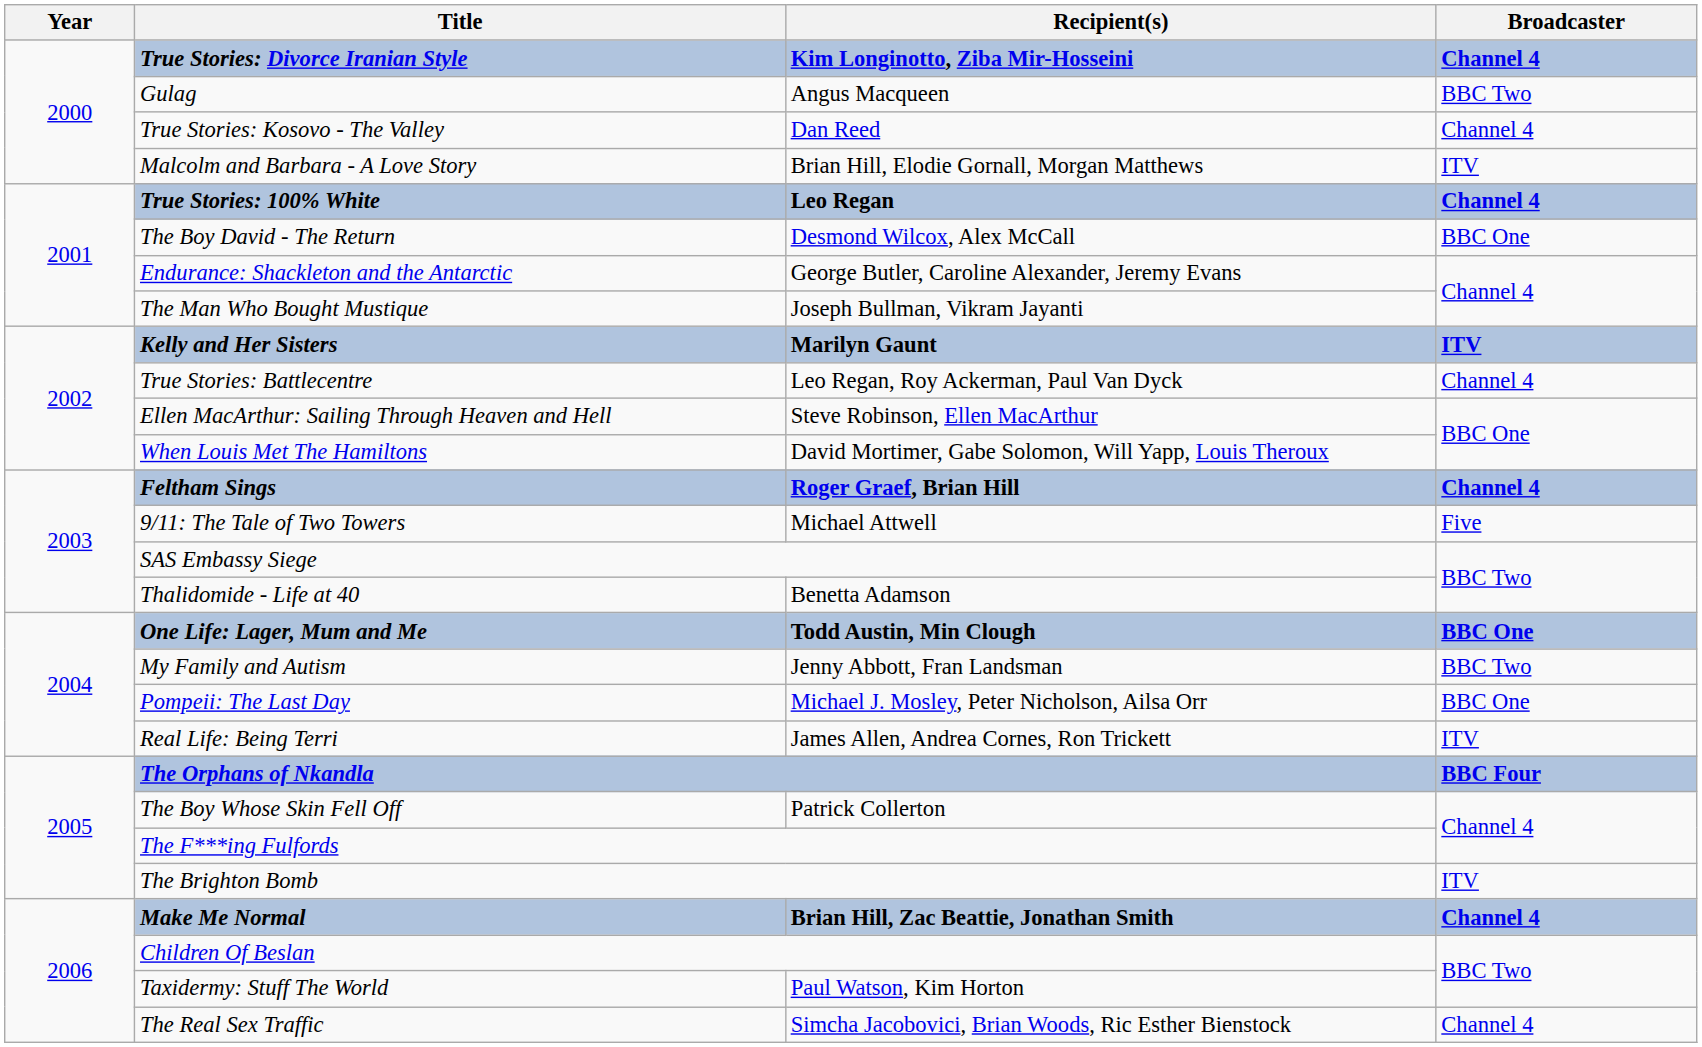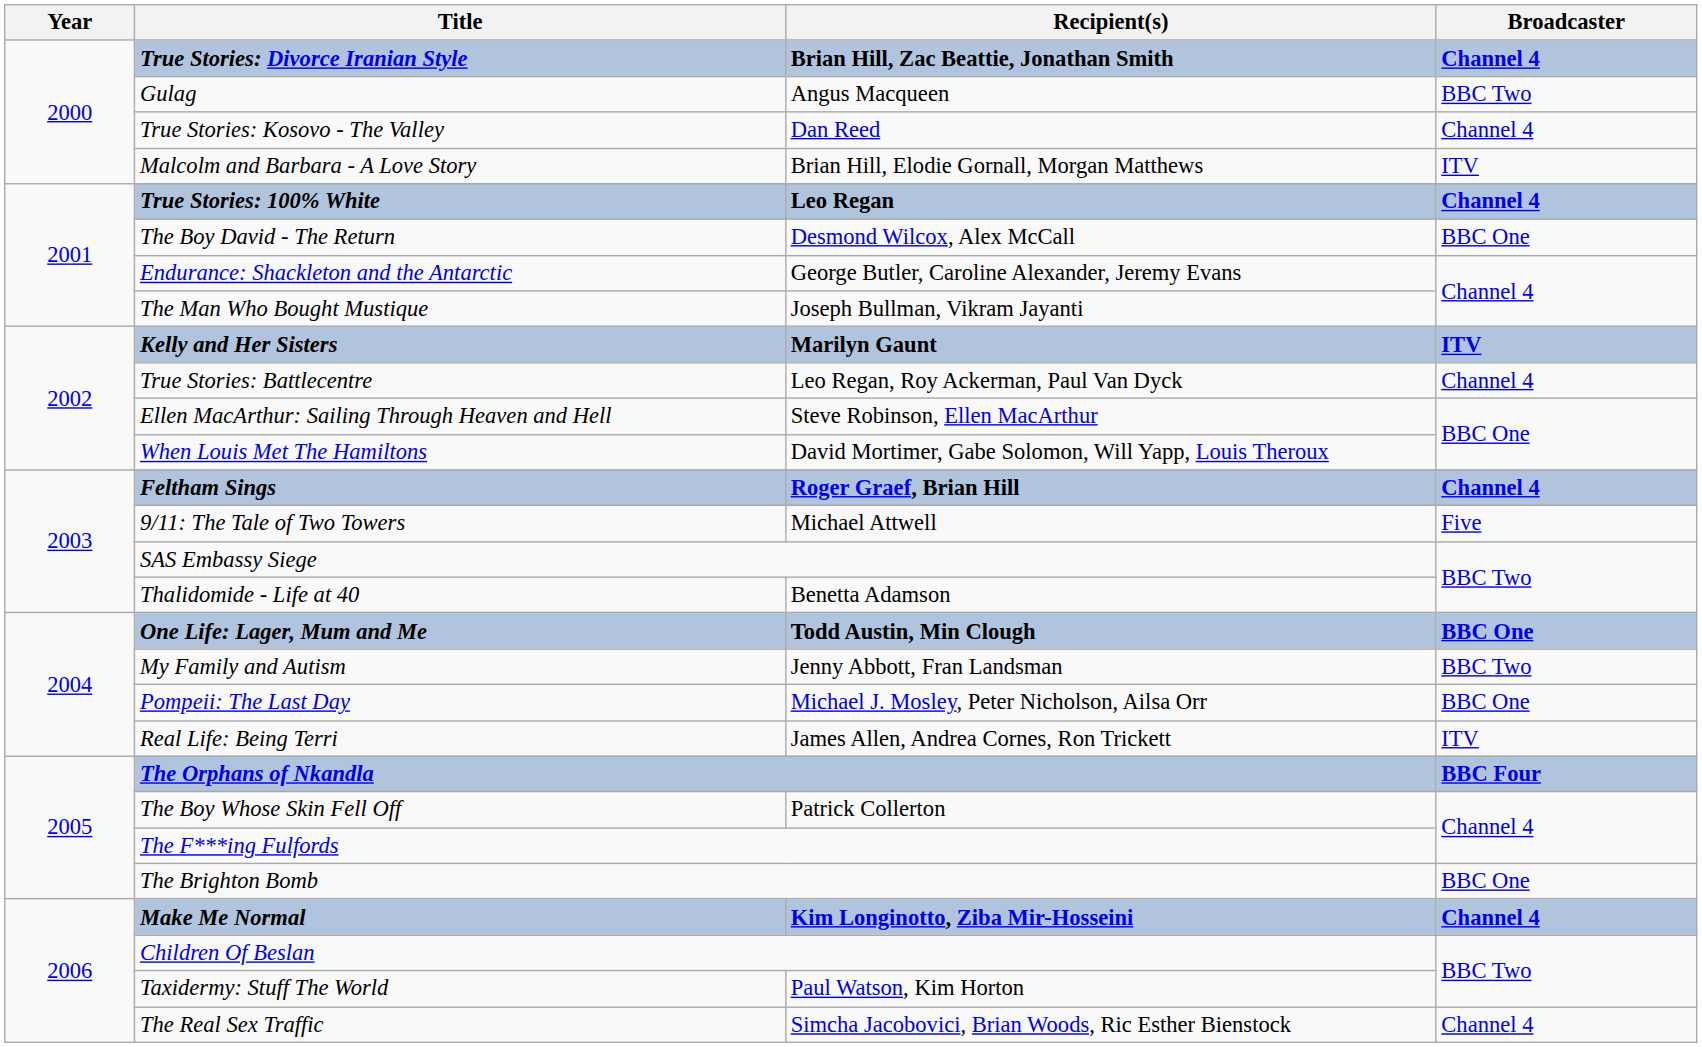(962, 58) Kim Longinotto, Ziba Mir-Hosseini -> (982, 58) Brian Hill, Zac Beattie, Jonathan Smith
(1460, 881) ITV -> (1486, 881) BBC One
(982, 916) Brian Hill, Zac Beattie, Jonathan Smith -> (962, 916) Kim Longinotto, Ziba Mir-Hosseini
